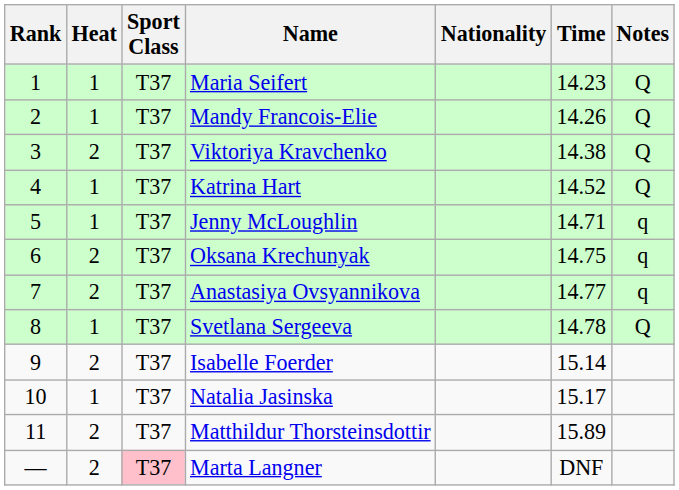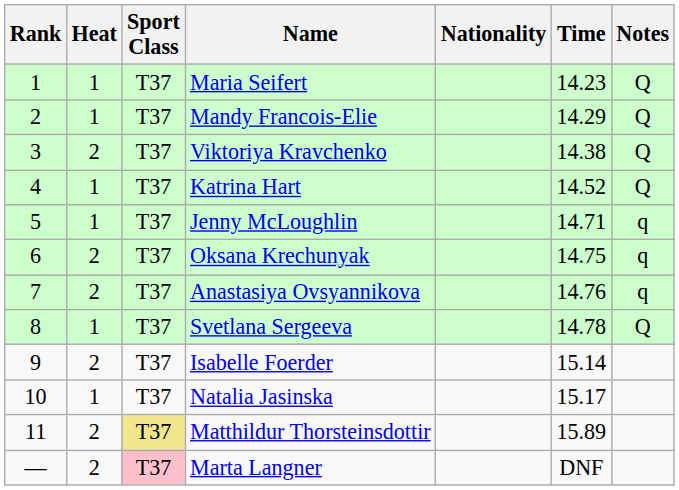(581, 116) 14.26 -> (581, 116) 14.29
(581, 291) 14.77 -> (581, 291) 14.76
(153, 432) no background -> (153, 432) khaki background
